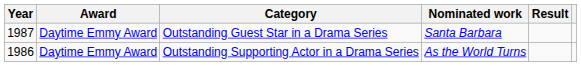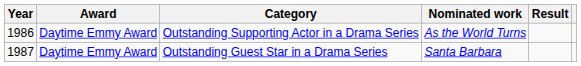rows swapped: (291, 52) <-> (275, 33)
